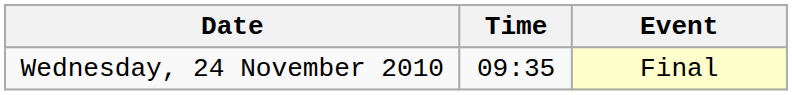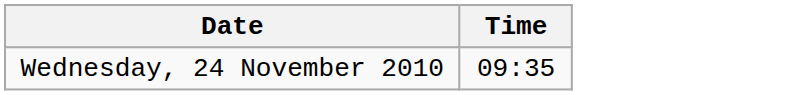- column: (679, 26)
